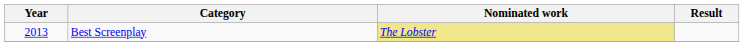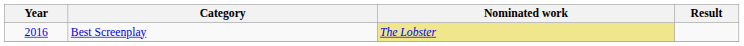(36, 32) 2013 -> (36, 32) 2016
